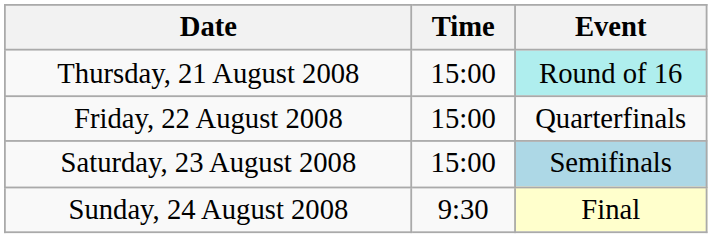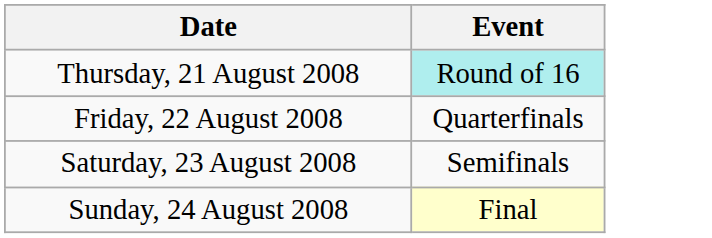- column: (463, 27)
(611, 163) lightblue background -> (508, 163) no background
